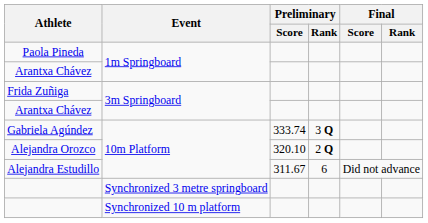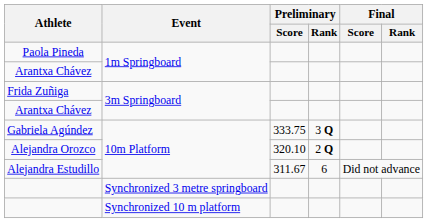(289, 130) 333.74 -> (289, 130) 333.75
